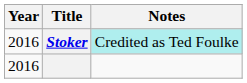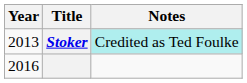(24, 41) 2016 -> (24, 41) 2013
